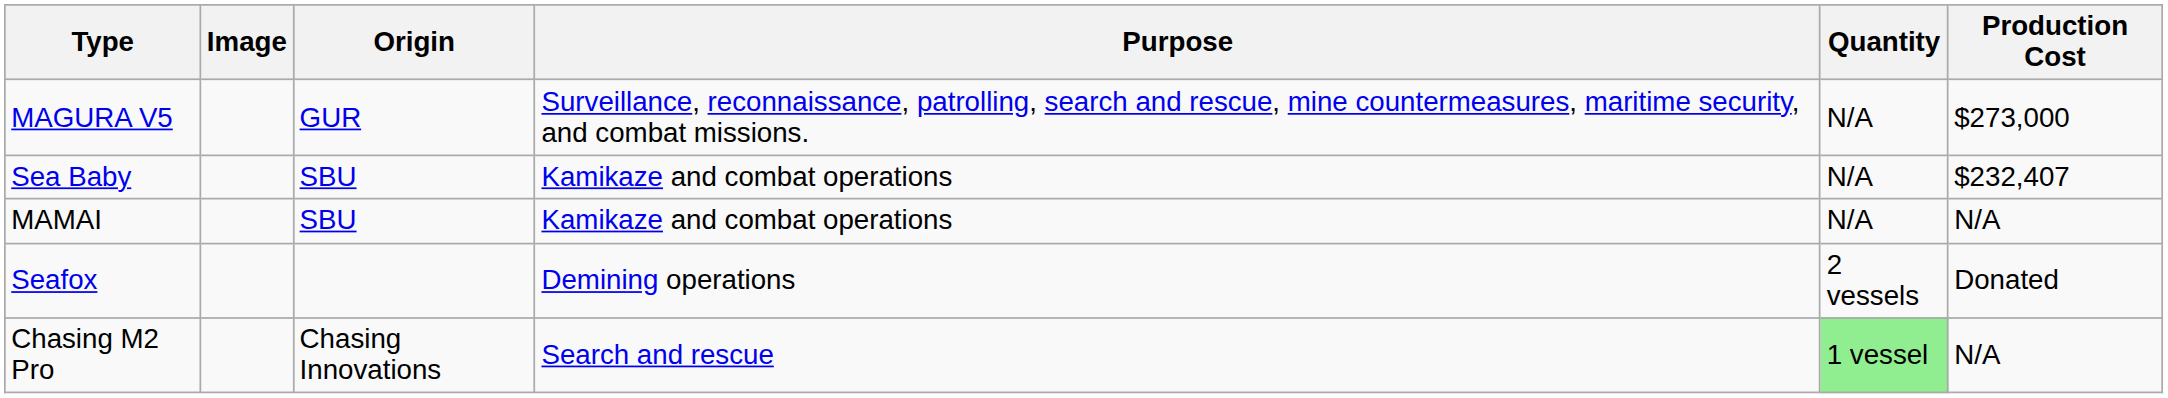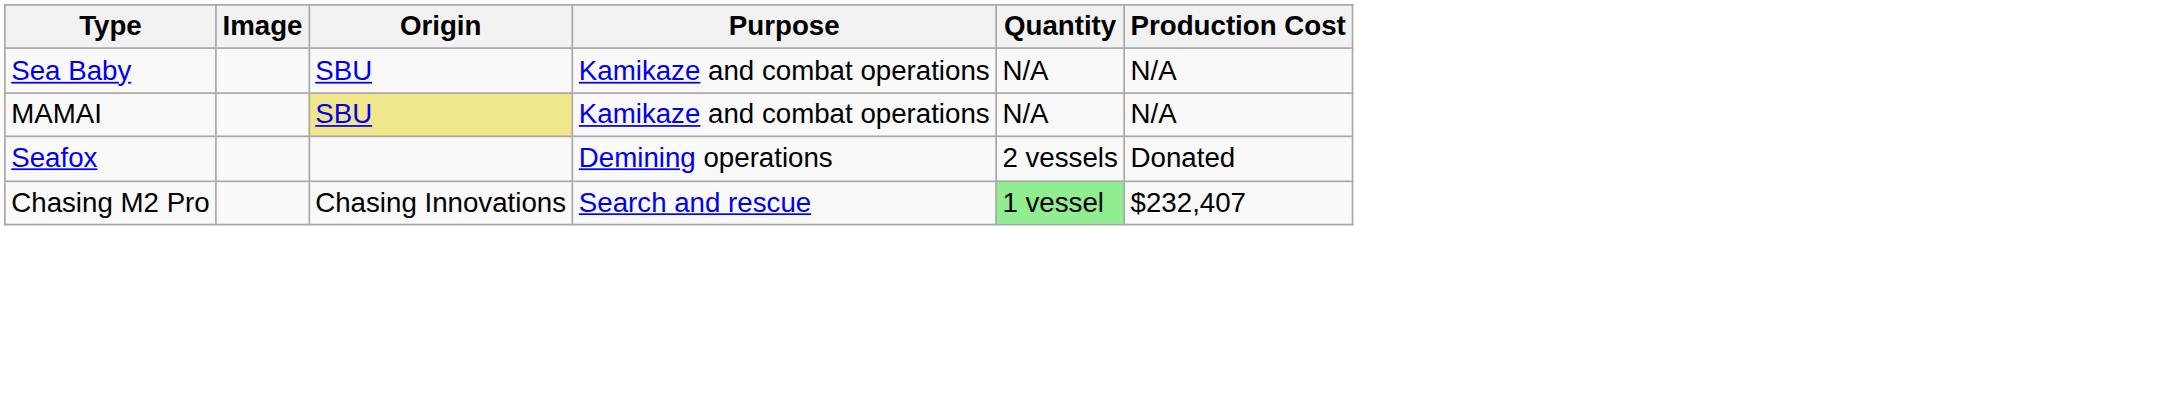- row: (92, 117)
(2012, 176) $232,407 -> (1154, 70) N/A
(328, 220) no background -> (344, 114) khaki background
(1977, 354) N/A -> (1188, 202) $232,407
